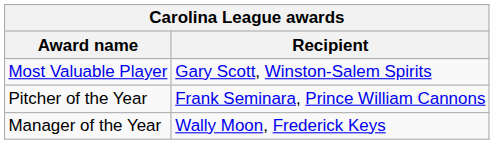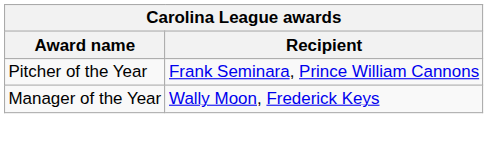- row: (88, 71)
